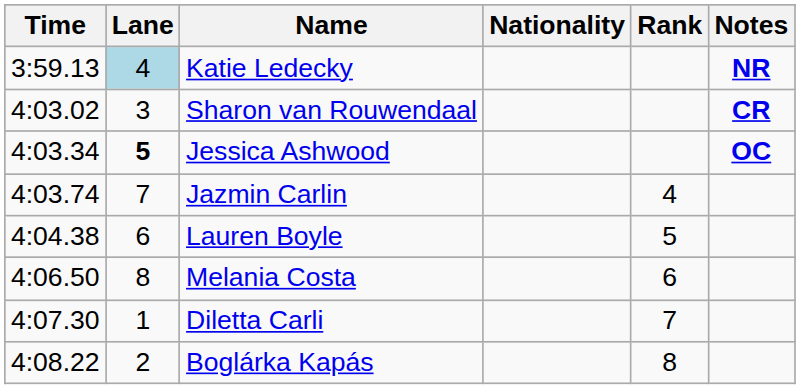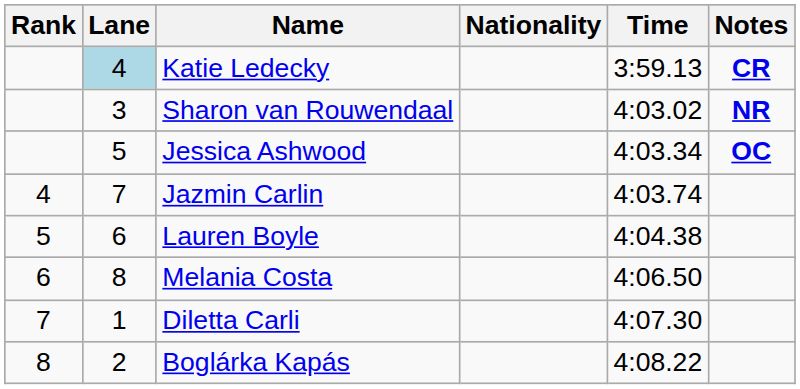columns swapped: (670, 25) <-> (55, 25)
(751, 67) NR -> (751, 67) CR
(751, 109) CR -> (751, 109) NR
(143, 151) bold -> (119, 151) normal
